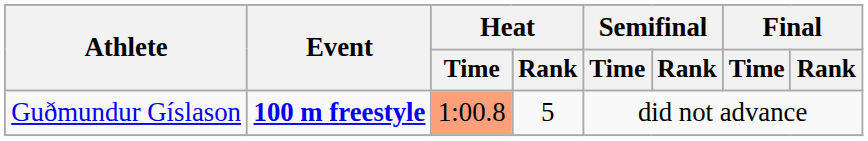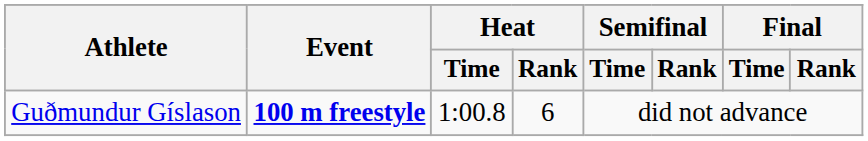(472, 112) lightsalmon background -> (472, 112) no background
(548, 112) 5 -> (548, 112) 6
